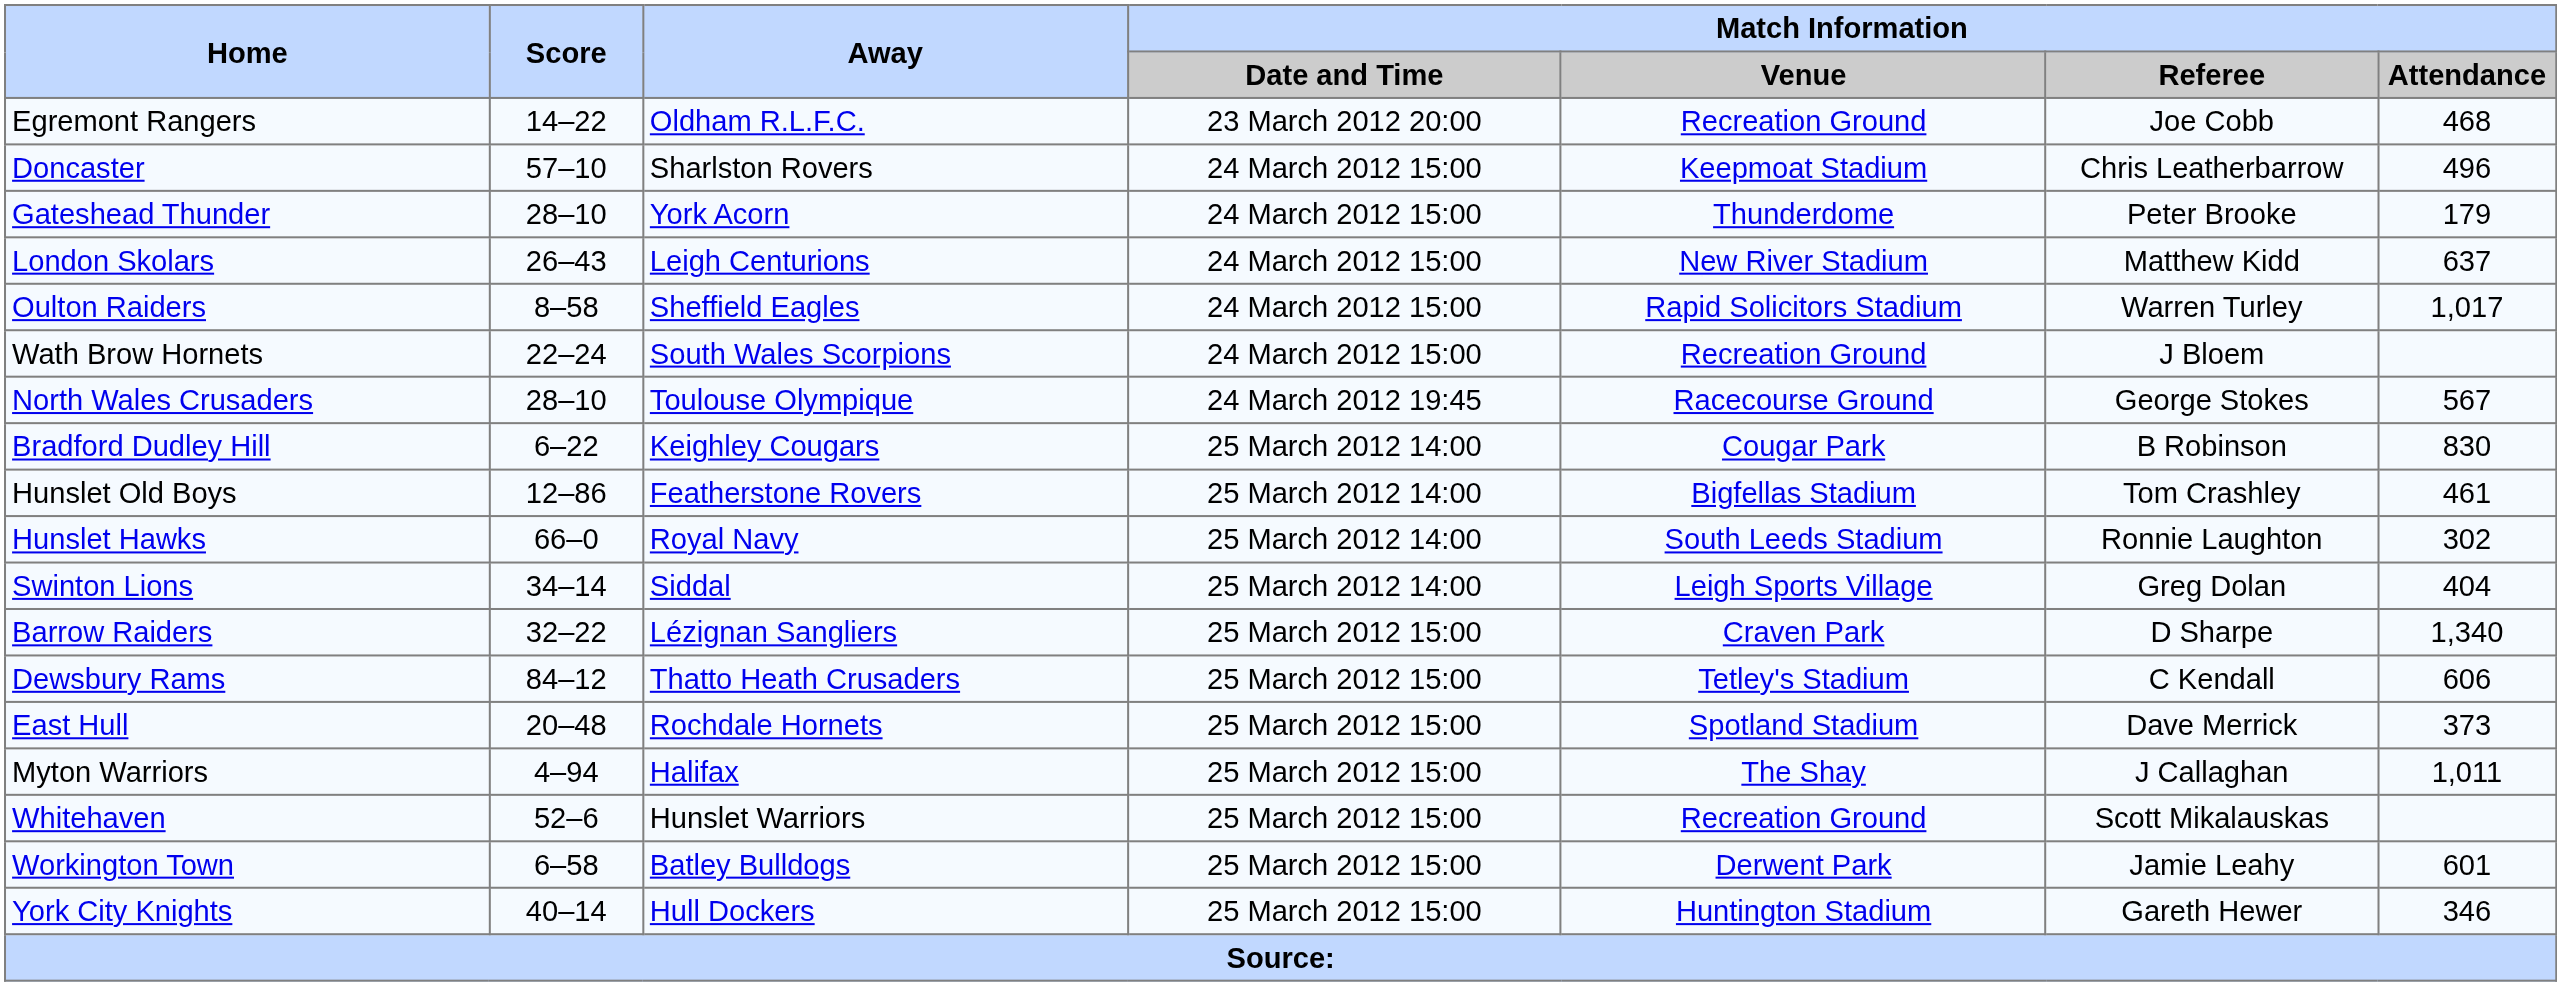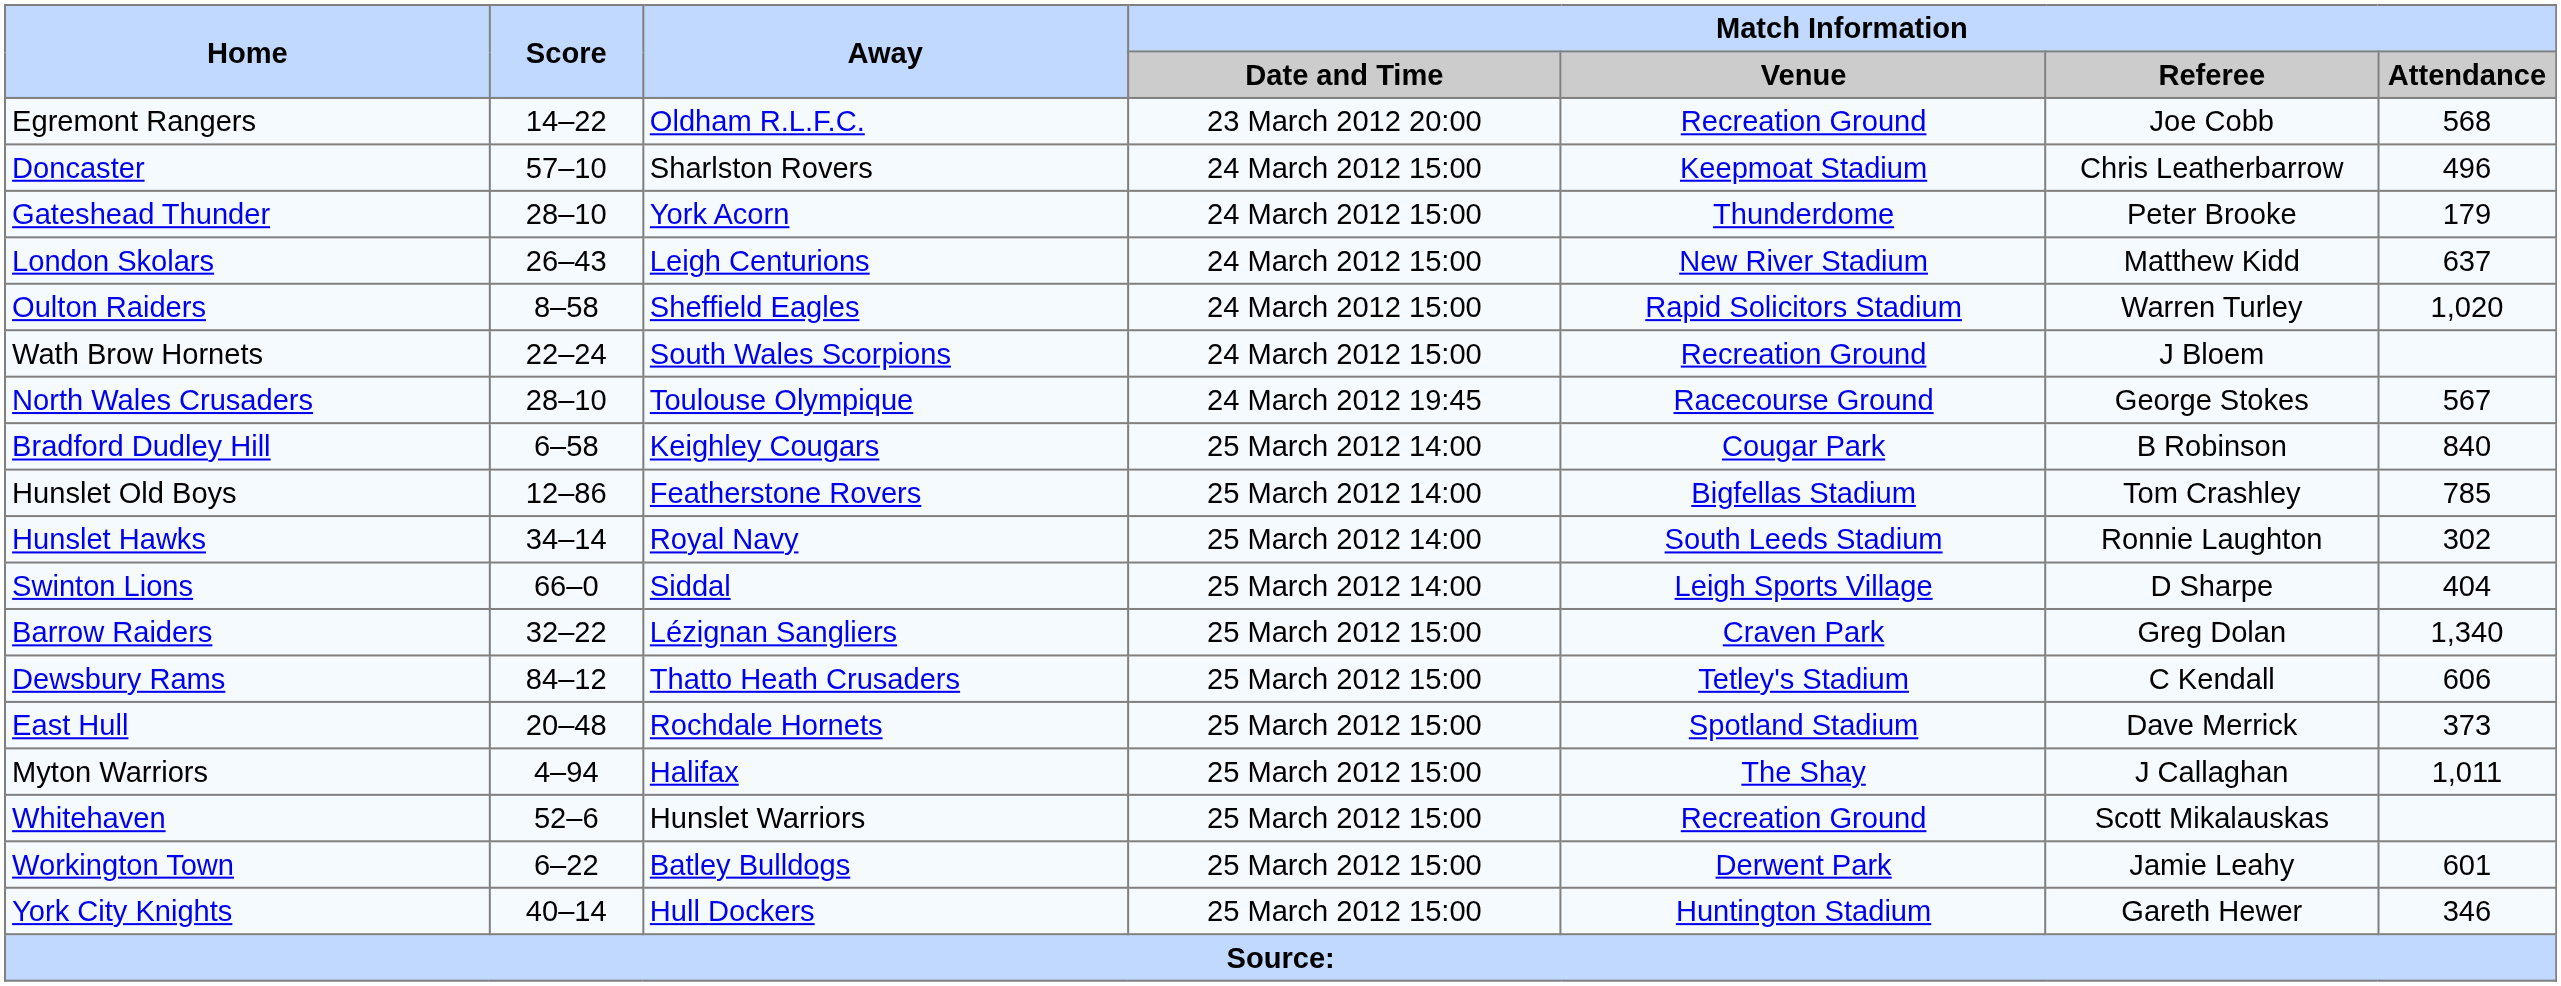(2467, 121) 468 -> (2467, 121) 568
(2467, 307) 1,017 -> (2467, 307) 1,020
(566, 446) 6–22 -> (566, 446) 6–58
(2467, 446) 830 -> (2467, 446) 840
(2467, 493) 461 -> (2467, 493) 785
(566, 539) 66–0 -> (566, 539) 34–14
(566, 586) 34–14 -> (566, 586) 66–0
(2212, 586) Greg Dolan -> (2212, 586) D Sharpe
(2212, 632) D Sharpe -> (2212, 632) Greg Dolan
(566, 865) 6–58 -> (566, 865) 6–22
